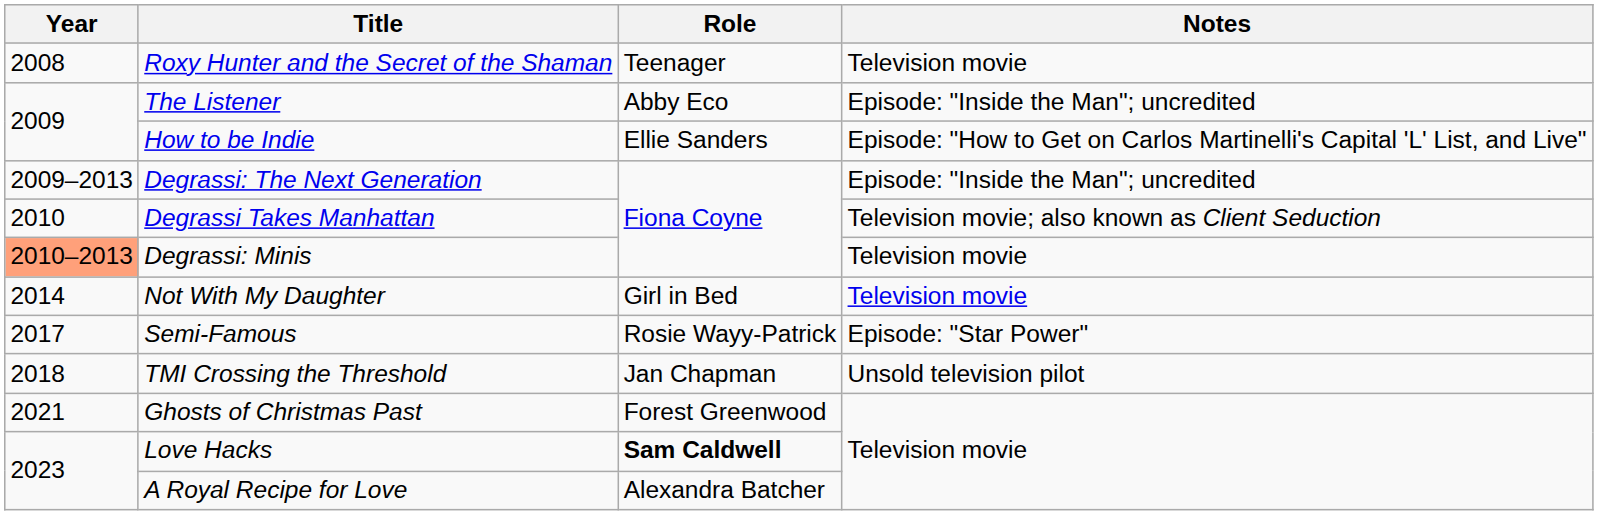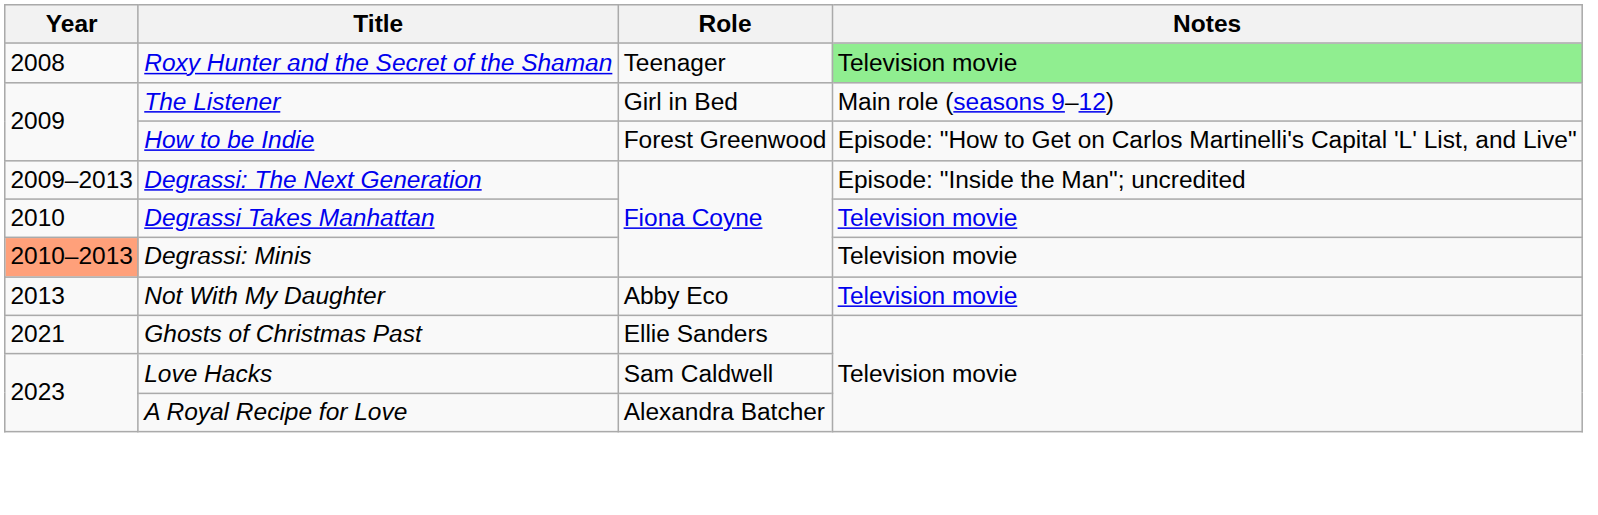(937, 62) no background -> (927, 62) lightgreen background
(676, 101) Abby Eco -> (681, 101) Girl in Bed
(1052, 101) Episode: "Inside the Man"; uncredited -> (976, 101) Main role (seasons 9–12)
(696, 140) Ellie Sanders -> (725, 140) Forest Greenwood
(1114, 218) Television movie; also known as Client Seduction -> (927, 218) Television movie
(38, 295) 2014 -> (38, 295) 2013
(681, 295) Girl in Bed -> (676, 295) Abby Eco
- row: (220, 334)
- row: (295, 373)
(725, 412) Forest Greenwood -> (696, 334) Ellie Sanders
(703, 450) bold -> (698, 373) normal
